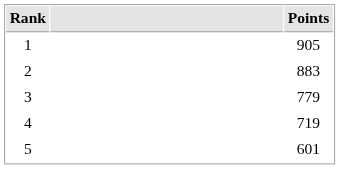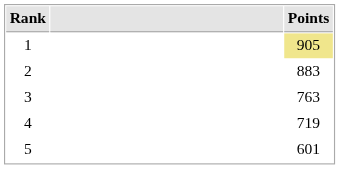(308, 45) no background -> (308, 45) khaki background
(308, 97) 779 -> (308, 97) 763
